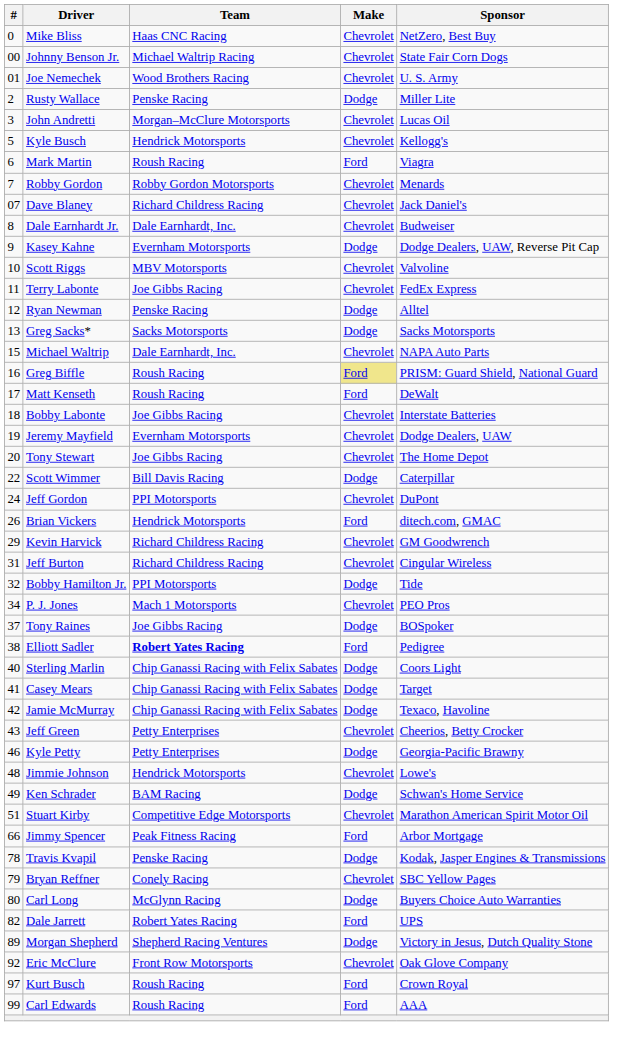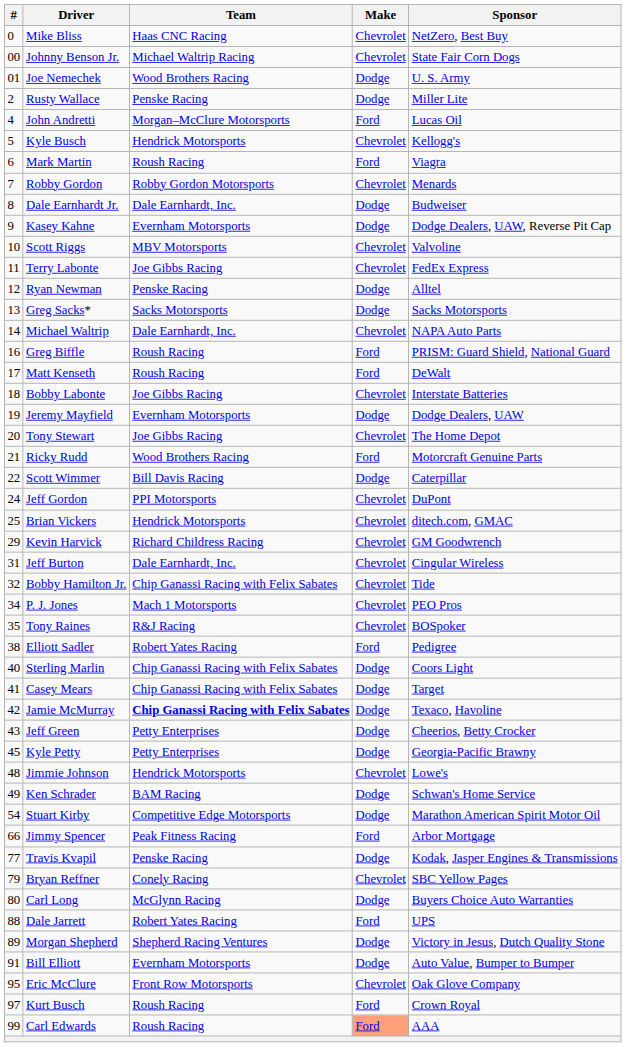(369, 78) Chevrolet -> (373, 78) Dodge
(11, 120) 3 -> (11, 120) 4
(369, 120) Chevrolet -> (368, 120) Ford
- row: (59, 204)
(369, 225) Chevrolet -> (373, 204) Dodge
(14, 352) 15 -> (14, 331) 14
(355, 373) khaki background -> (368, 352) no background
(369, 436) Chevrolet -> (373, 415) Dodge
+ row: (57, 457)
(14, 520) 26 -> (14, 520) 25
(355, 520) Ford -> (381, 520) Chevrolet
(198, 562) Richard Childress Racing -> (184, 562) Dale Earnhardt, Inc.
(174, 583) PPI Motorsports -> (235, 583) Chip Ganassi Racing with Felix Sabates
(360, 583) Dodge -> (381, 583) Chevrolet
(14, 625) 37 -> (14, 625) 35
(177, 625) Joe Gibbs Racing -> (164, 625) R&J Racing
(360, 625) Dodge -> (381, 625) Chevrolet
(188, 646) bold -> (185, 646) normal
(235, 709) normal -> (241, 709) bold
(369, 730) Chevrolet -> (373, 730) Dodge
(14, 752) 46 -> (14, 752) 45
(14, 815) 51 -> (14, 815) 54
(369, 815) Chevrolet -> (373, 815) Dodge
(14, 857) 78 -> (14, 857) 77
(14, 920) 82 -> (14, 920) 88
+ row: (53, 962)
(14, 962) 92 -> (14, 983) 95
(355, 1004) no background -> (368, 1025) lightsalmon background
